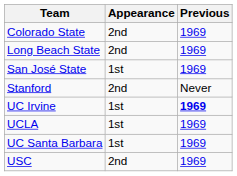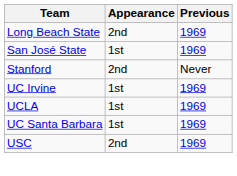- row: (46, 32)
(193, 106) bold -> (193, 87) normal
